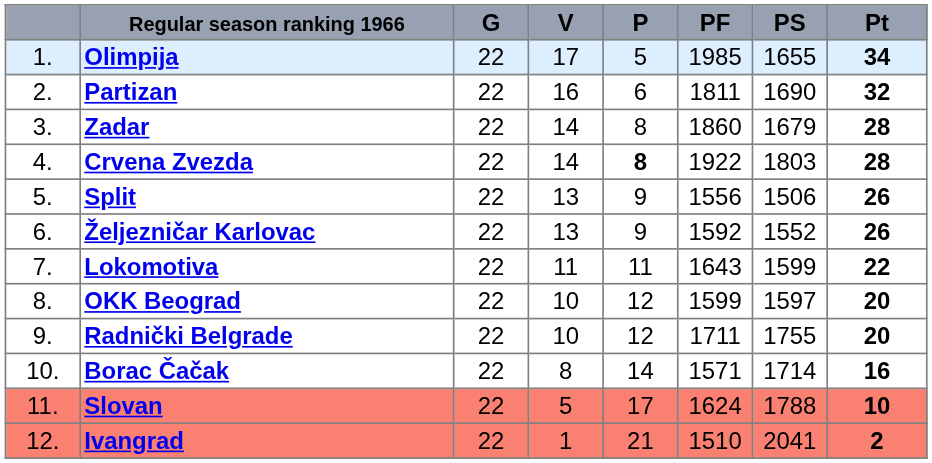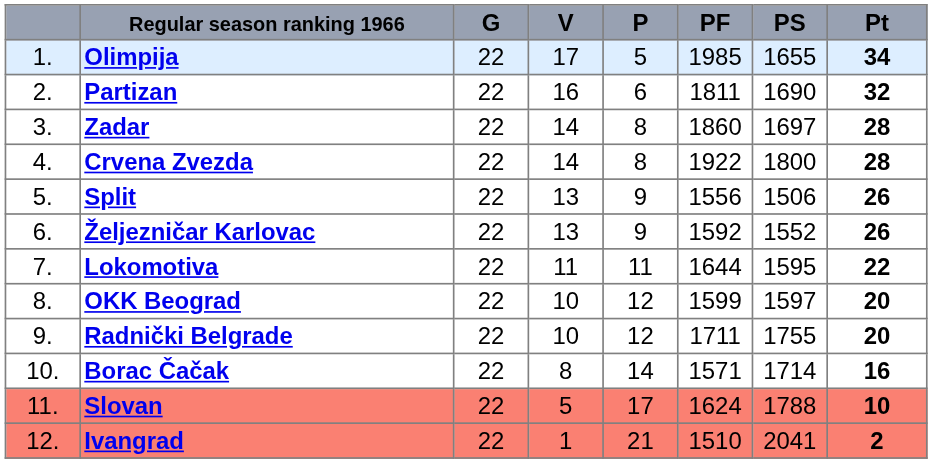(790, 127) 1679 -> (790, 127) 1697
(640, 162) bold -> (640, 162) normal
(790, 162) 1803 -> (790, 162) 1800
(715, 266) 1643 -> (715, 266) 1644
(790, 266) 1599 -> (790, 266) 1595
